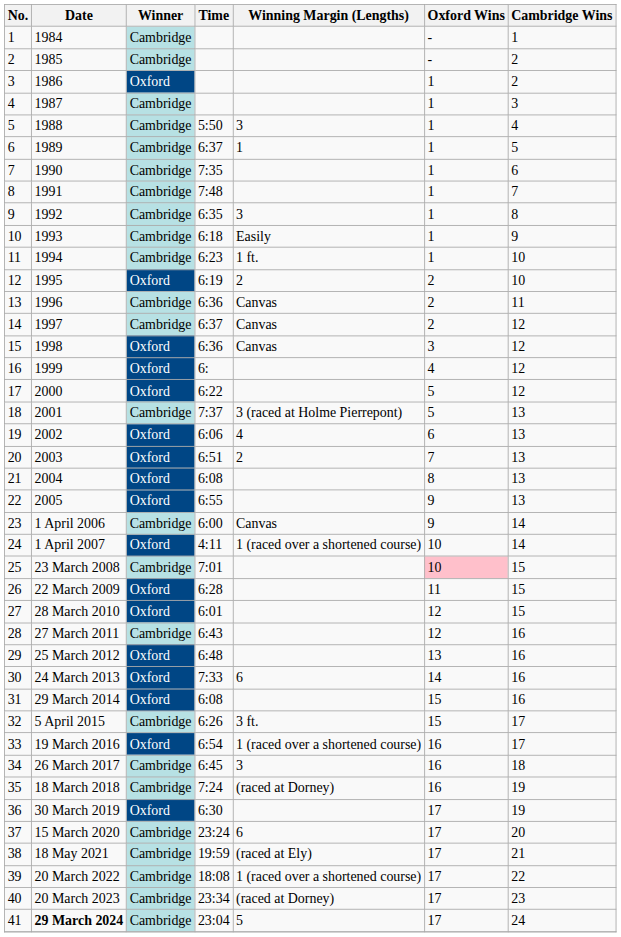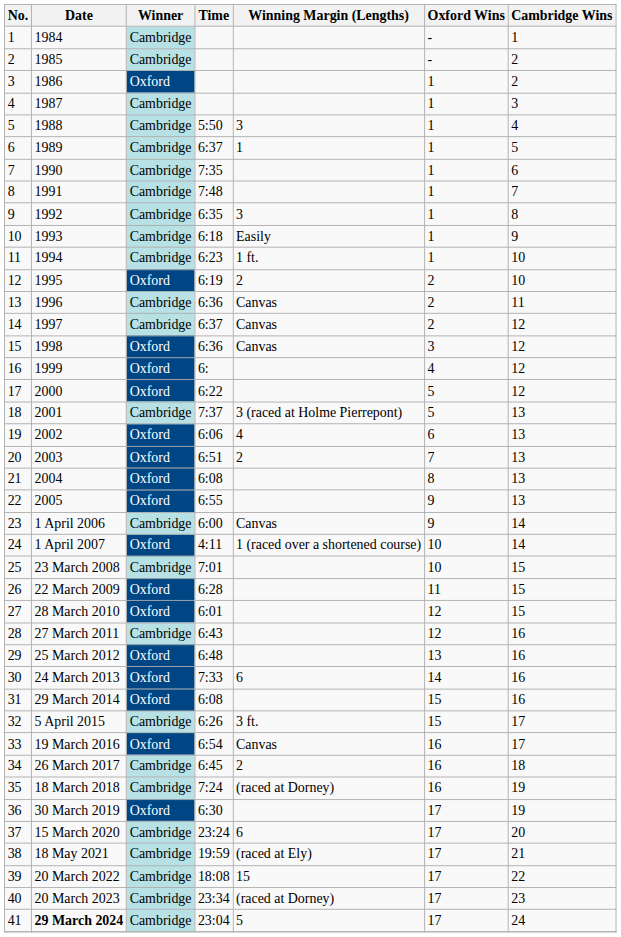(435, 567) pink background -> (435, 567) no background
(329, 744) 1 (raced over a shortened course) -> (257, 744) Canvas
(240, 766) 3 -> (240, 766) 2
(329, 876) 1 (raced over a shortened course) -> (243, 876) 15
